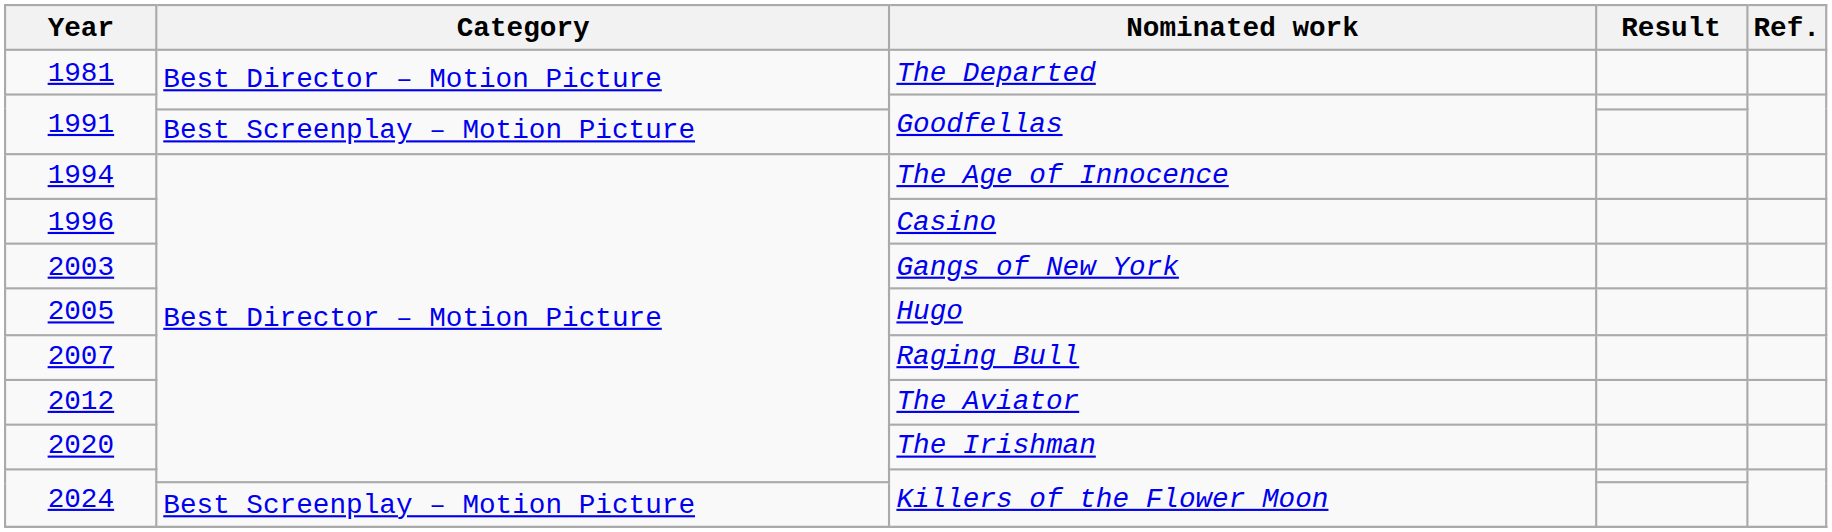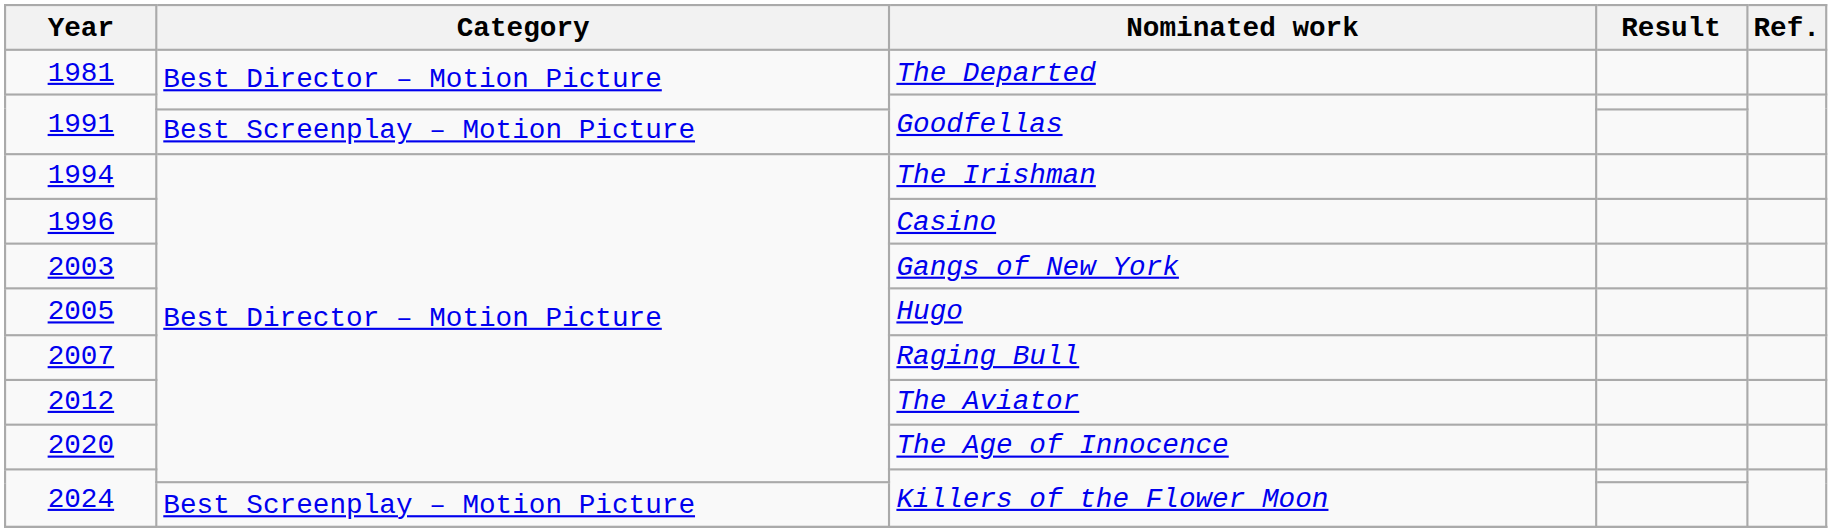(1063, 176) The Age of Innocence -> (996, 176) The Irishman
(996, 447) The Irishman -> (1063, 447) The Age of Innocence
